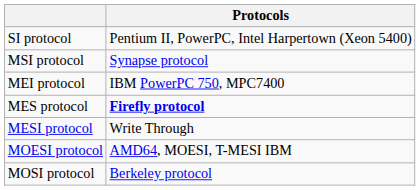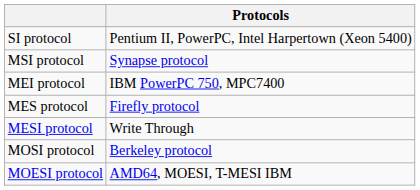(157, 106) bold -> (155, 106) normal
rows swapped: (51, 173) <-> (55, 151)
